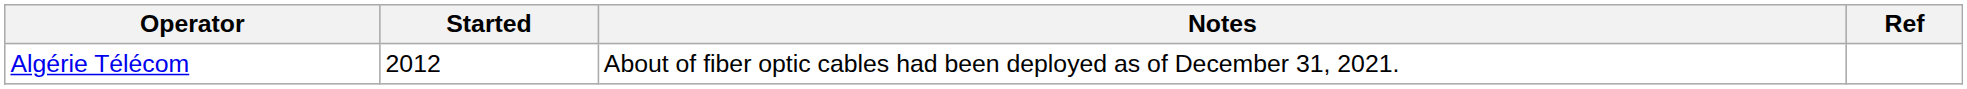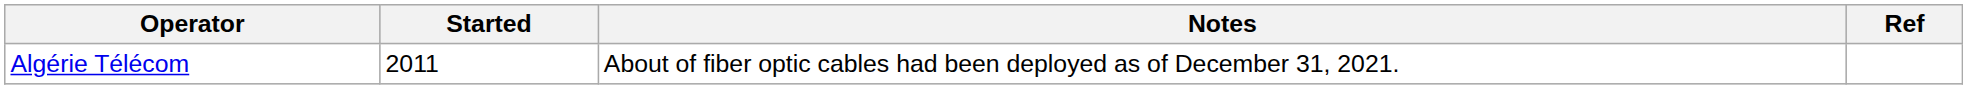(413, 63) 2012 -> (412, 63) 2011
